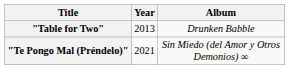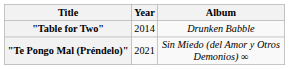(145, 28) 2013 -> (145, 28) 2014
